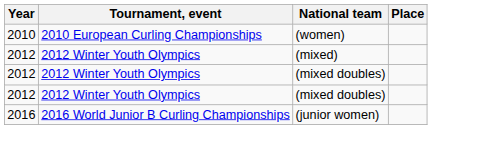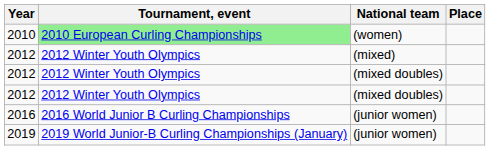(152, 34) no background -> (152, 34) lightgreen background
+ row: (21, 134)
